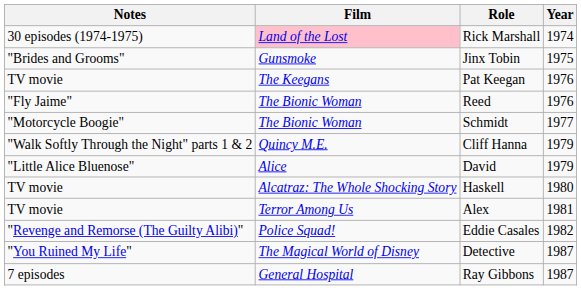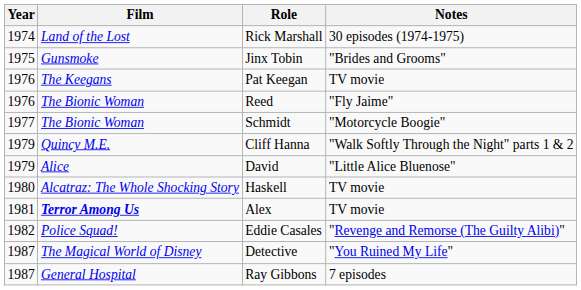columns swapped: (560, 15) <-> (130, 15)
(303, 36) pink background -> (85, 36) no background
(306, 209) normal -> (90, 209) bold
